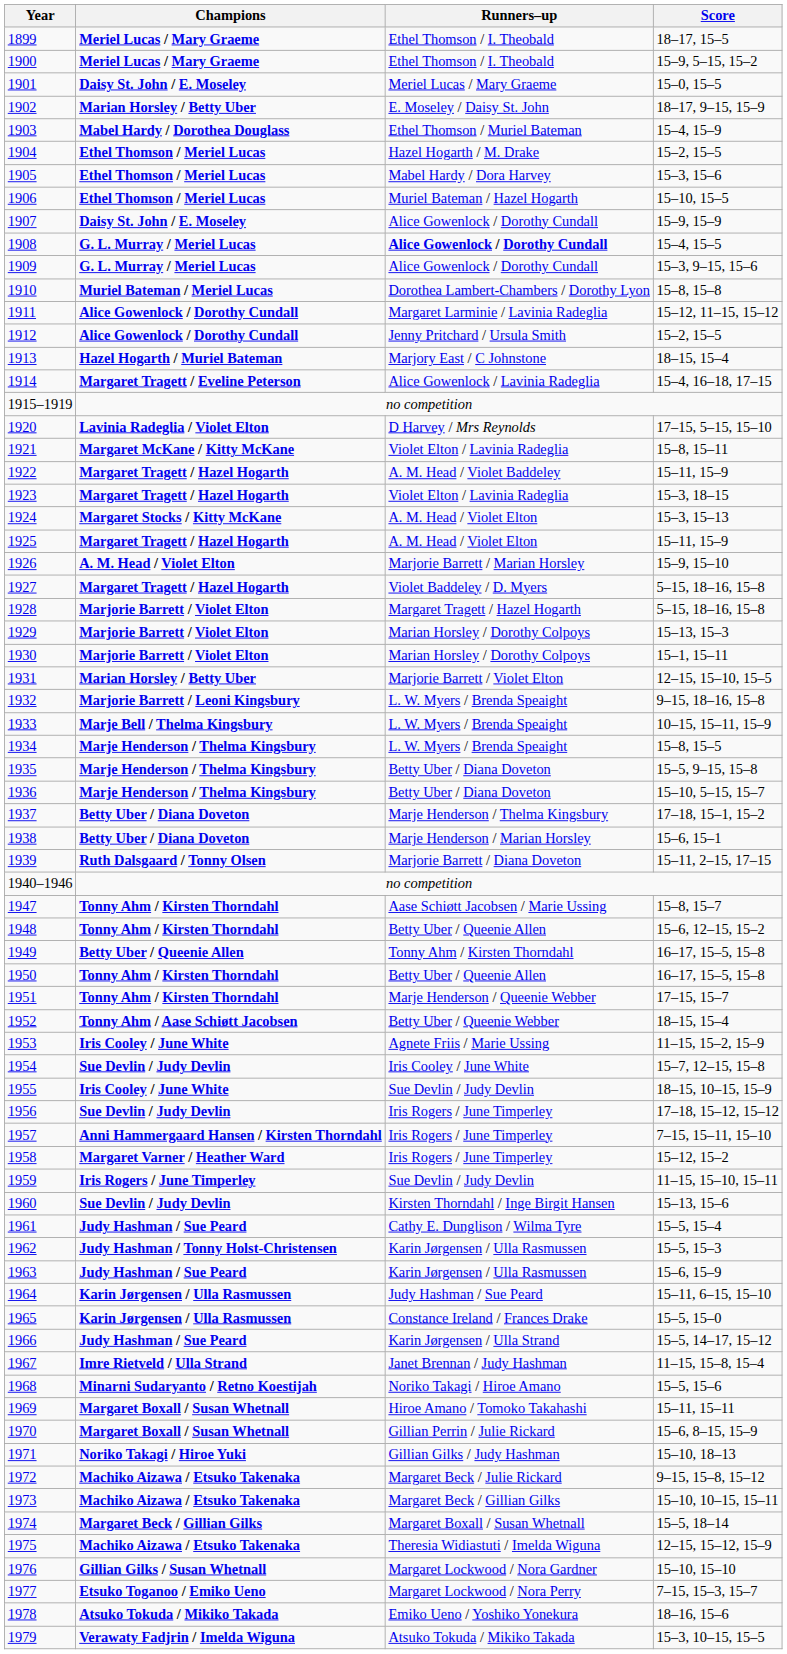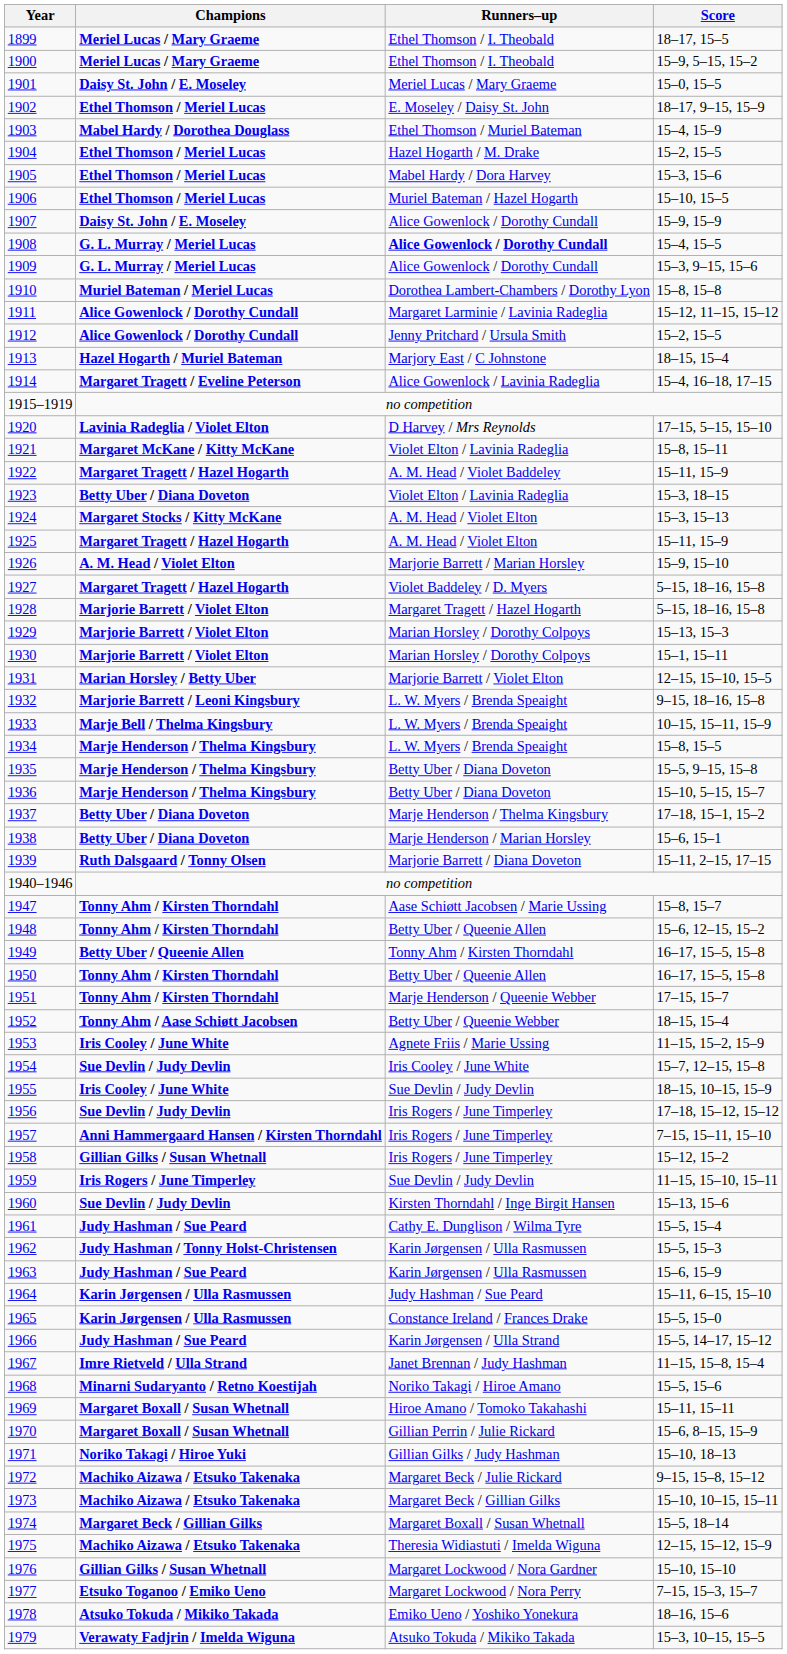(168, 107) Marian Horsley / Betty Uber -> (172, 107) Ethel Thomson / Meriel Lucas
(184, 495) Margaret Tragett / Hazel Hogarth -> (164, 495) Betty Uber / Diana Doveton
(182, 1157) Margaret Varner / Heather Ward -> (173, 1157) Gillian Gilks / Susan Whetnall
